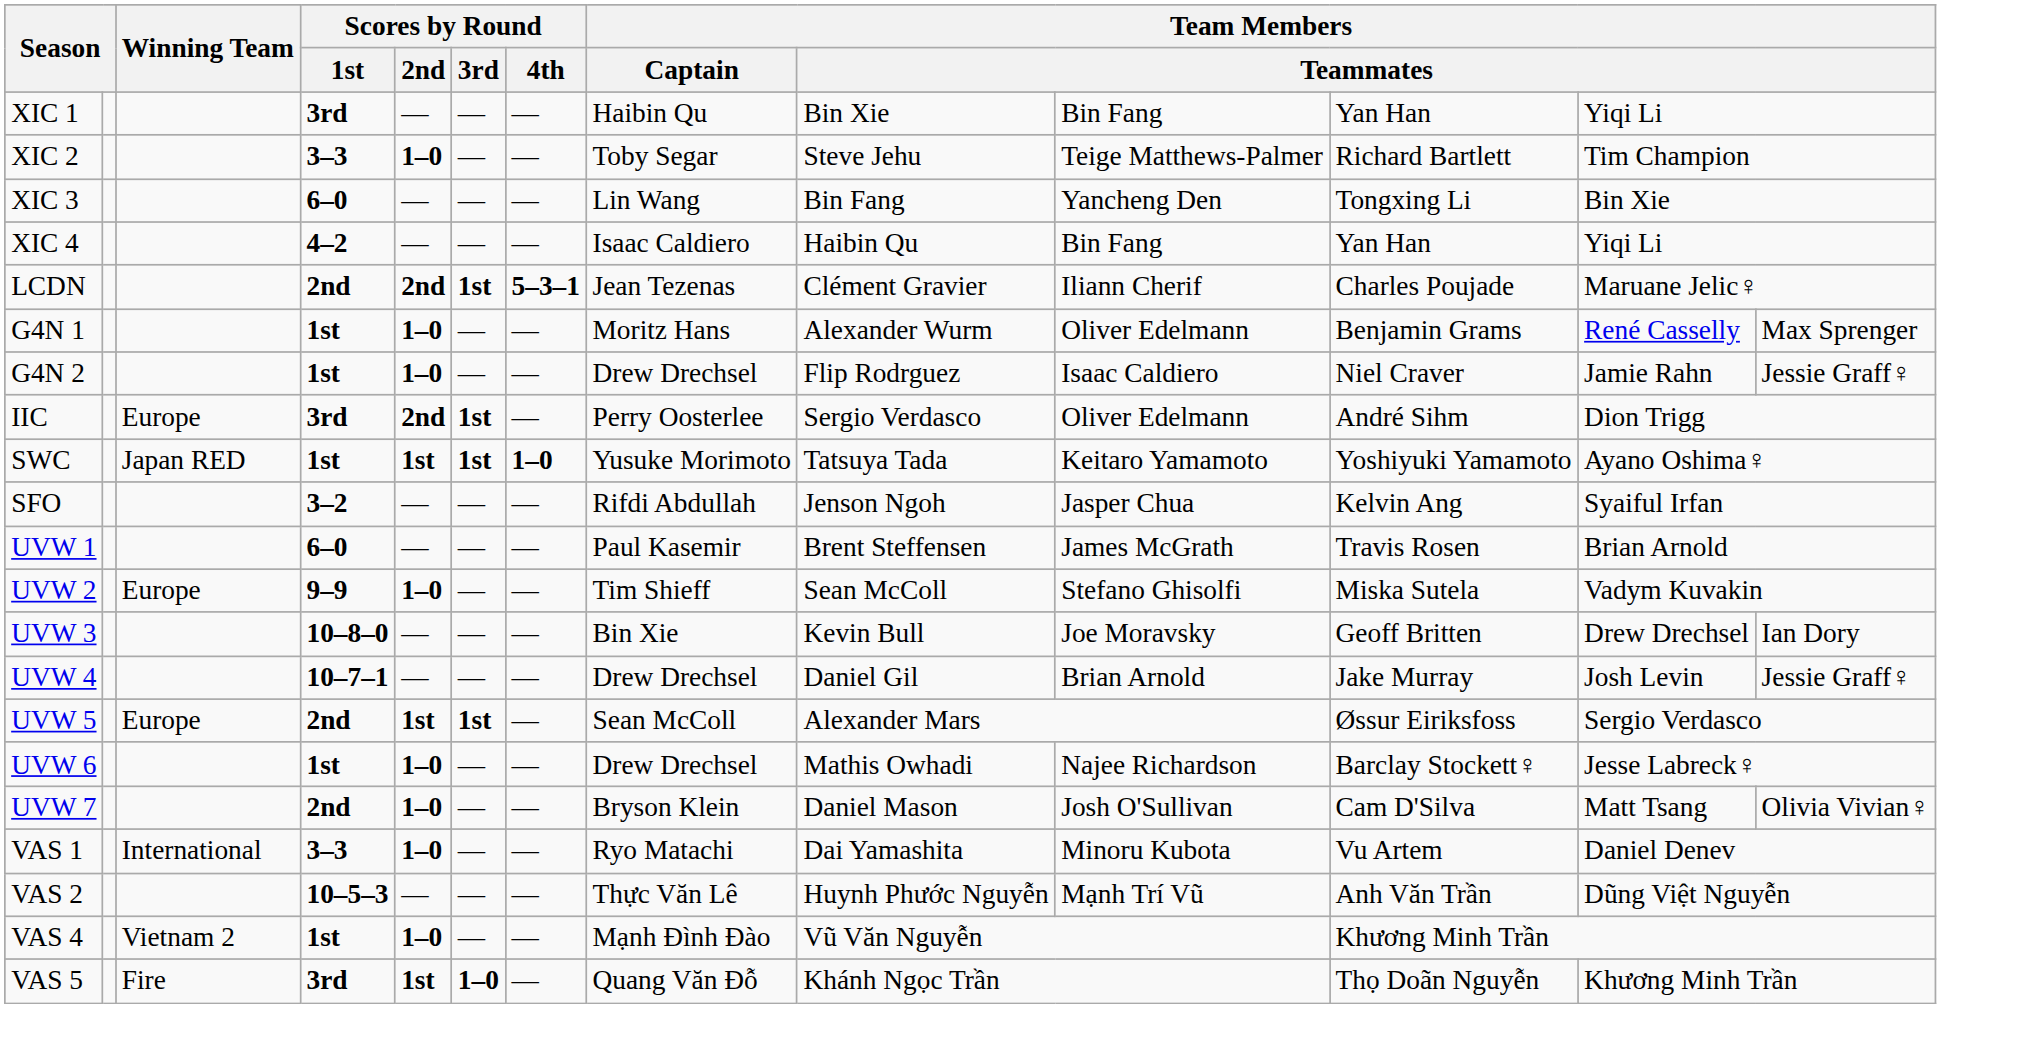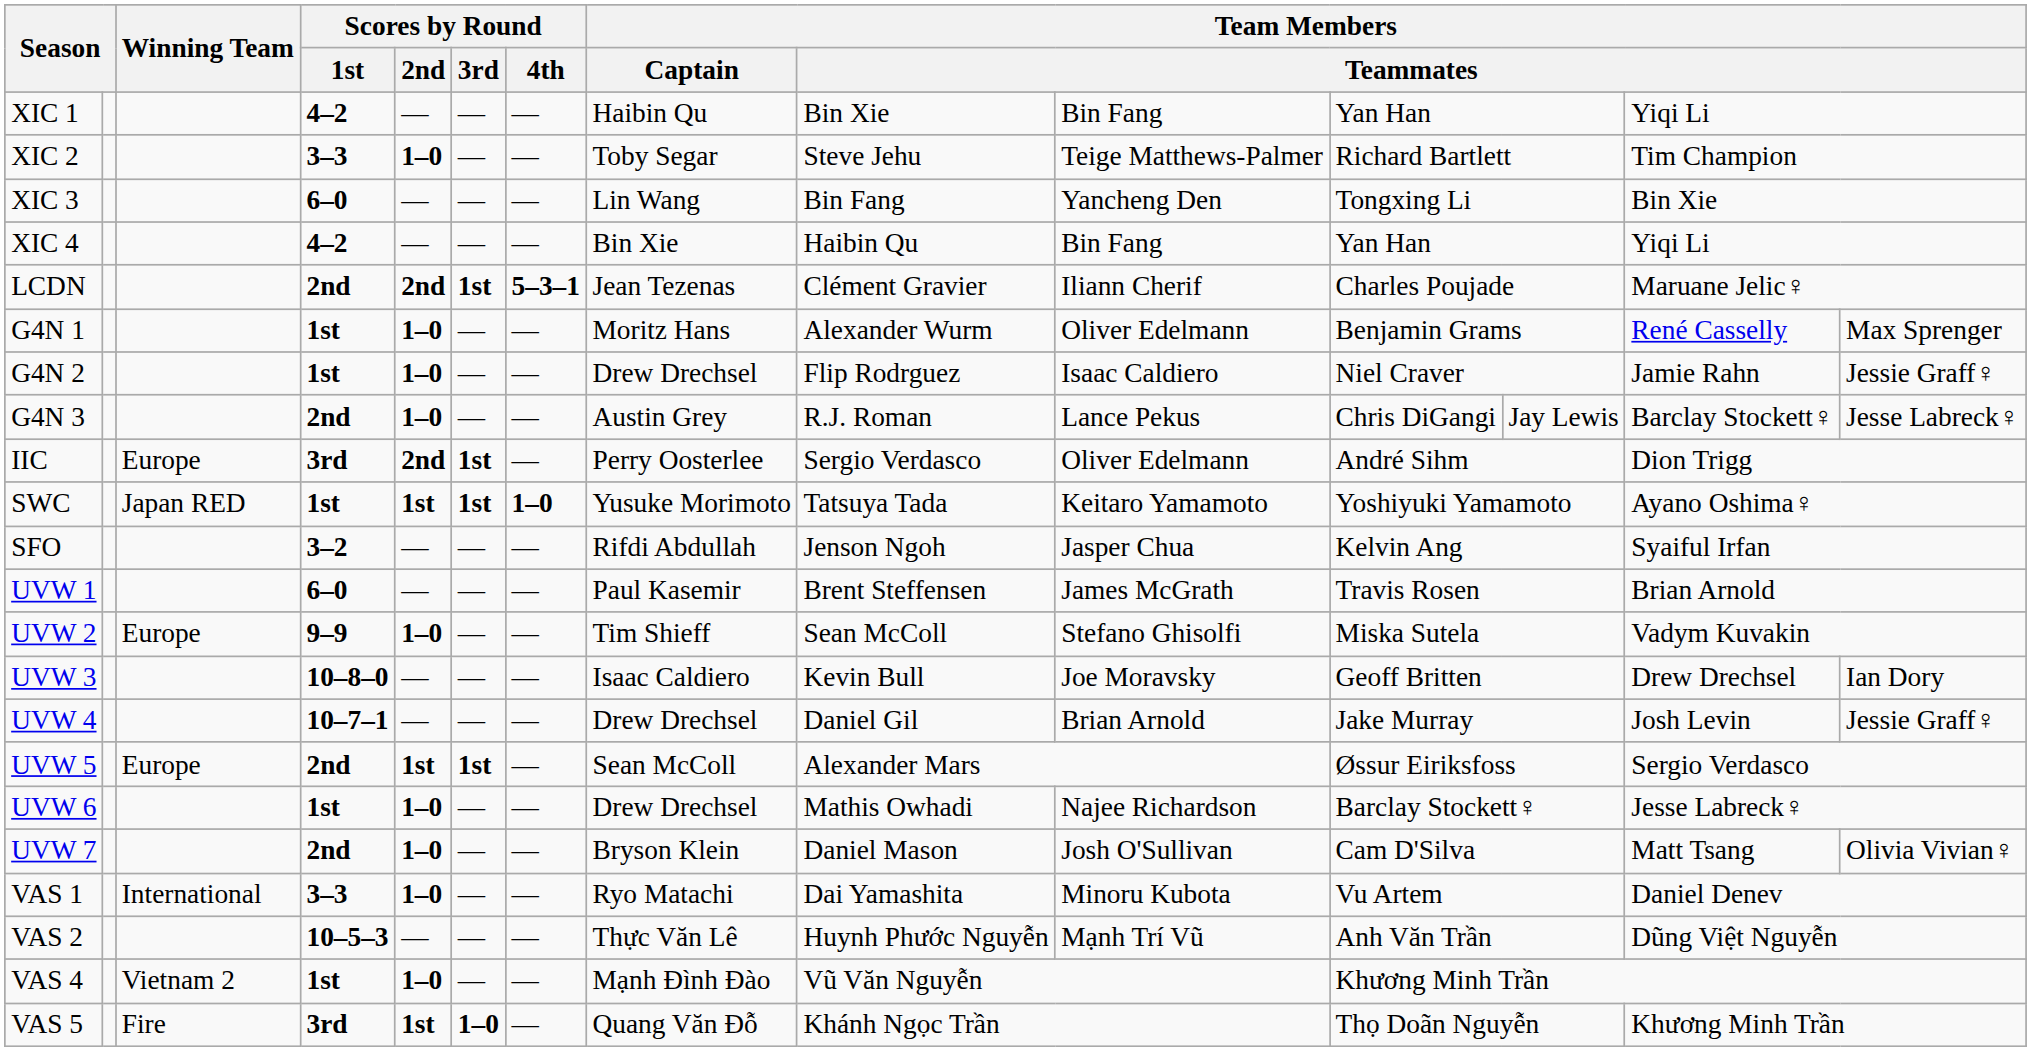(327, 112) 3rd -> (327, 112) 4–2
(671, 243) Isaac Caldiero -> (635, 243) Bin Xie
+ row: (48, 416)
(635, 633) Bin Xie -> (671, 677) Isaac Caldiero
